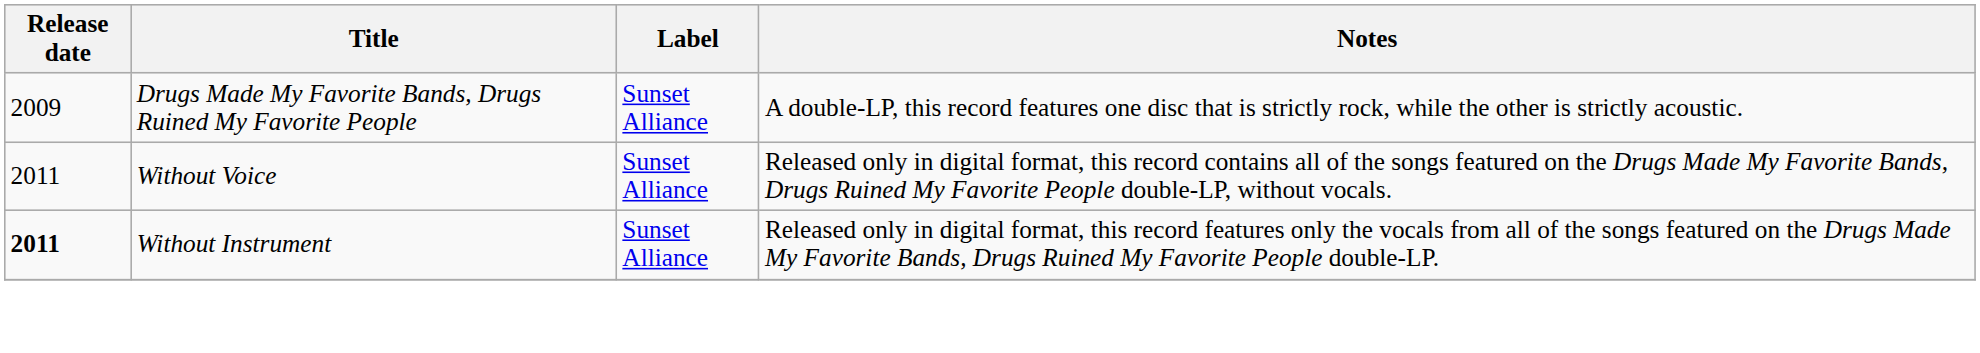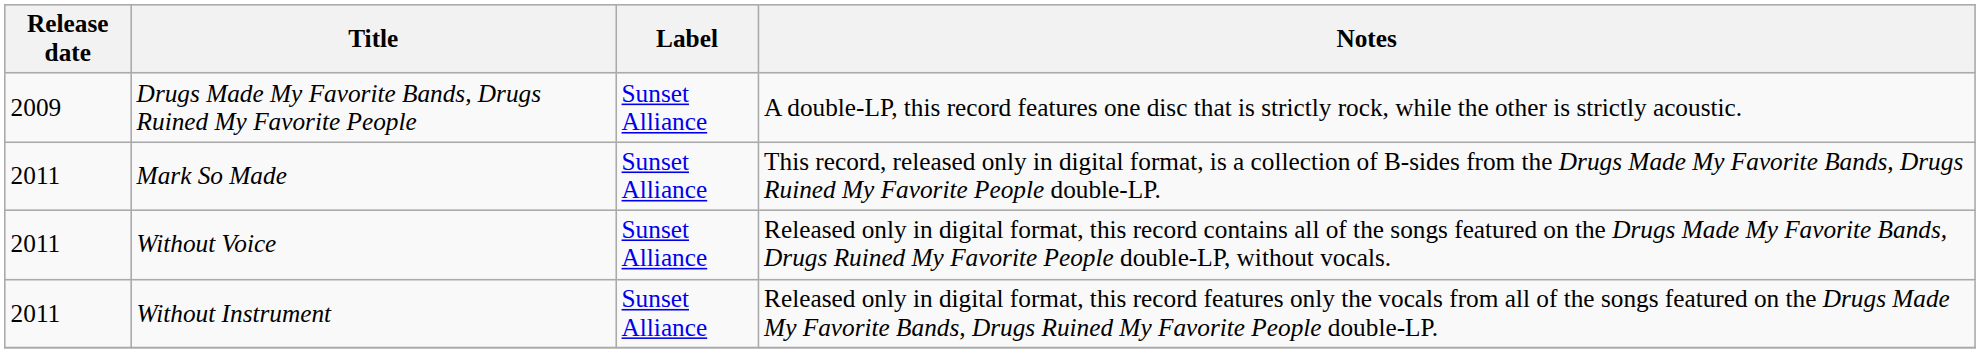+ row: (212, 175)
(35, 244) bold -> (35, 312) normal
